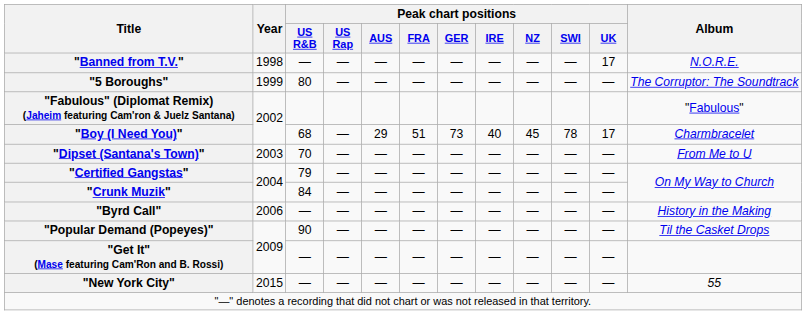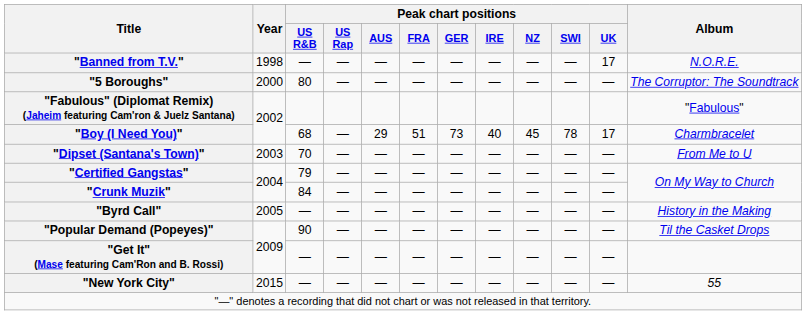(270, 82) 1999 -> (270, 82) 2000
(270, 211) 2006 -> (270, 211) 2005
